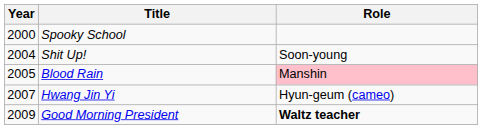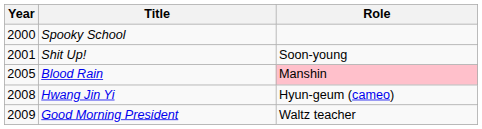(21, 54) 2004 -> (21, 54) 2001
(21, 94) 2007 -> (21, 94) 2008
(320, 114) bold -> (317, 114) normal
